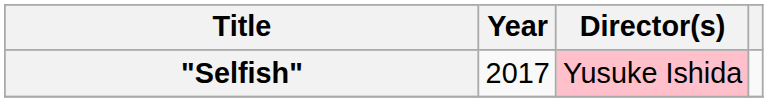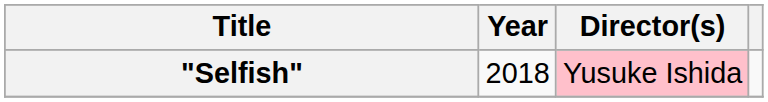(518, 73) 2017 -> (518, 73) 2018
